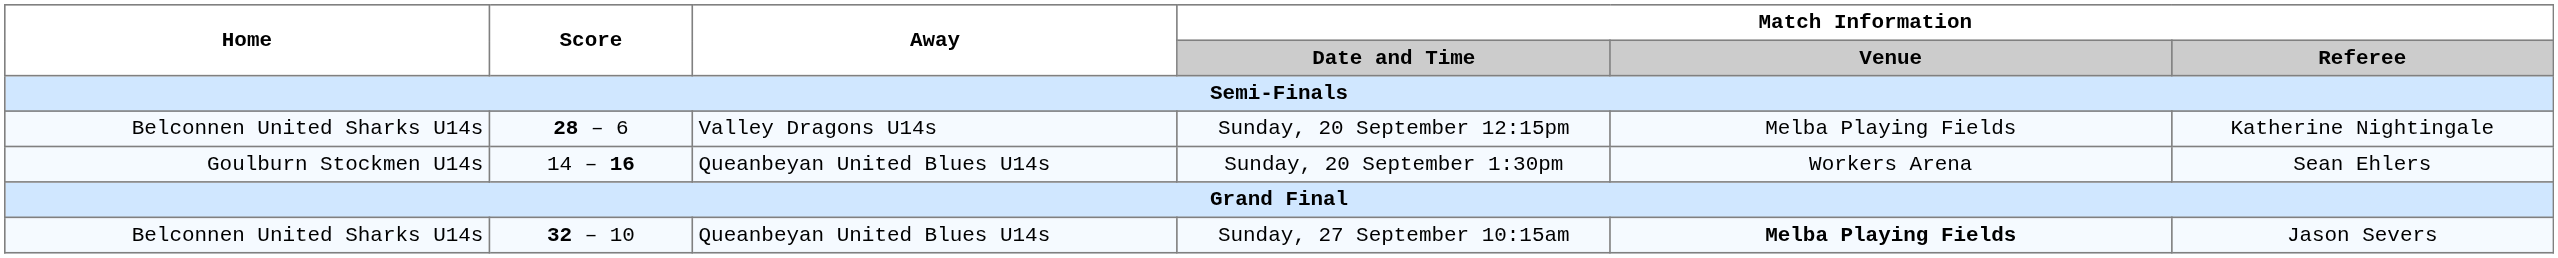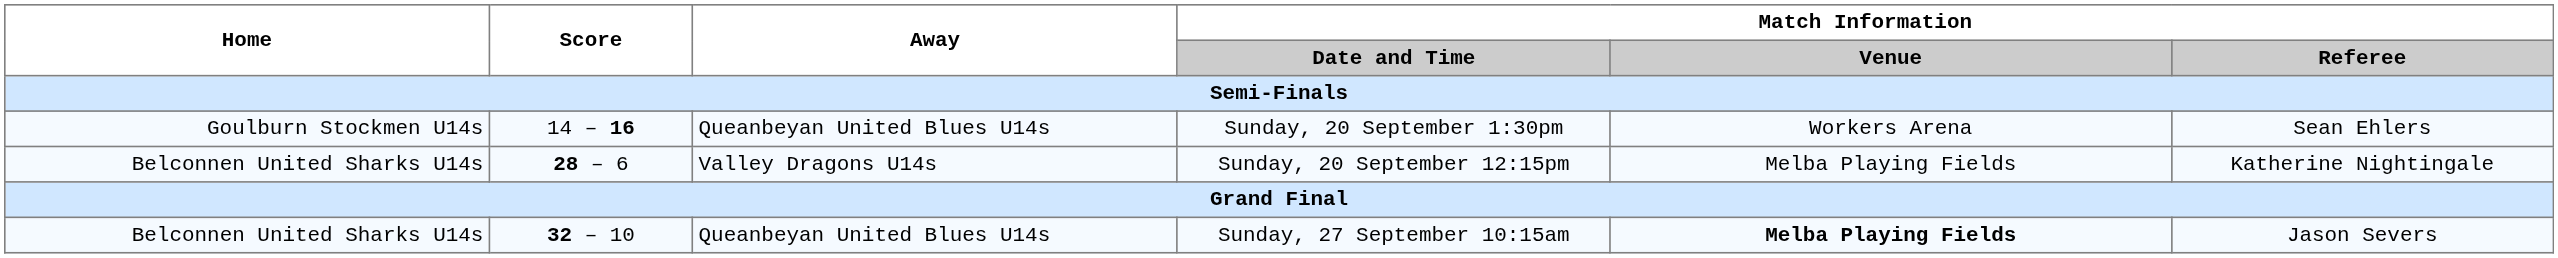rows swapped: (1394, 129) <-> (1394, 164)
